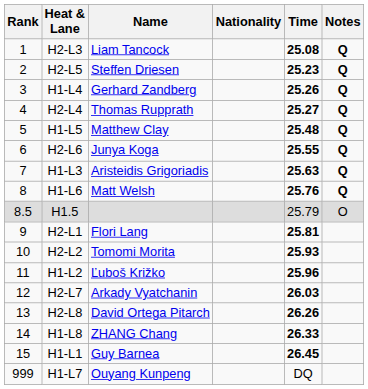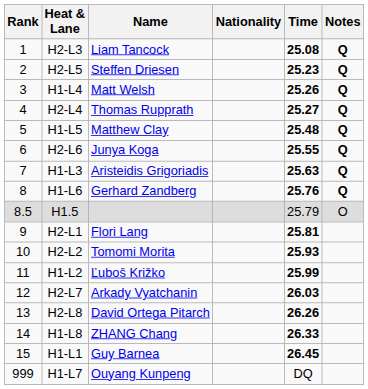(144, 89) Gerhard Zandberg -> (123, 89) Matt Welsh
(123, 191) Matt Welsh -> (144, 191) Gerhard Zandberg
(303, 272) 25.96 -> (303, 272) 25.99
